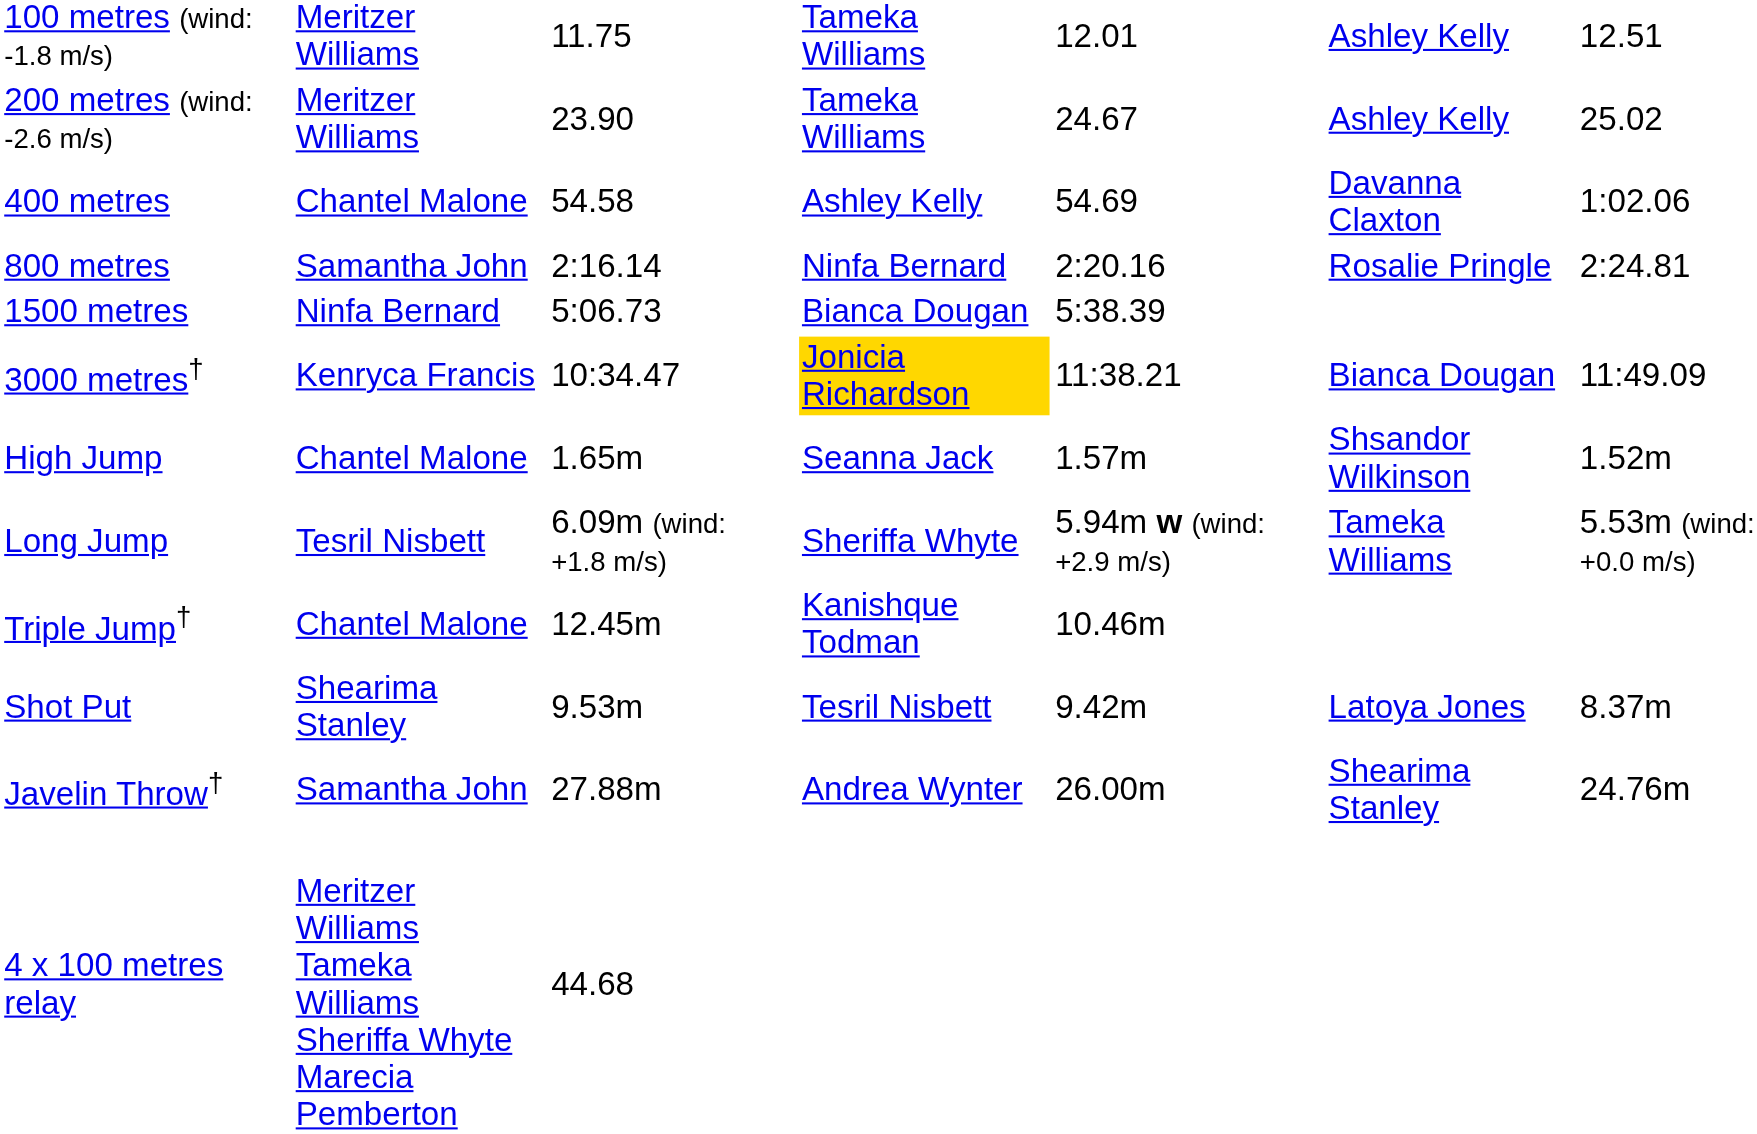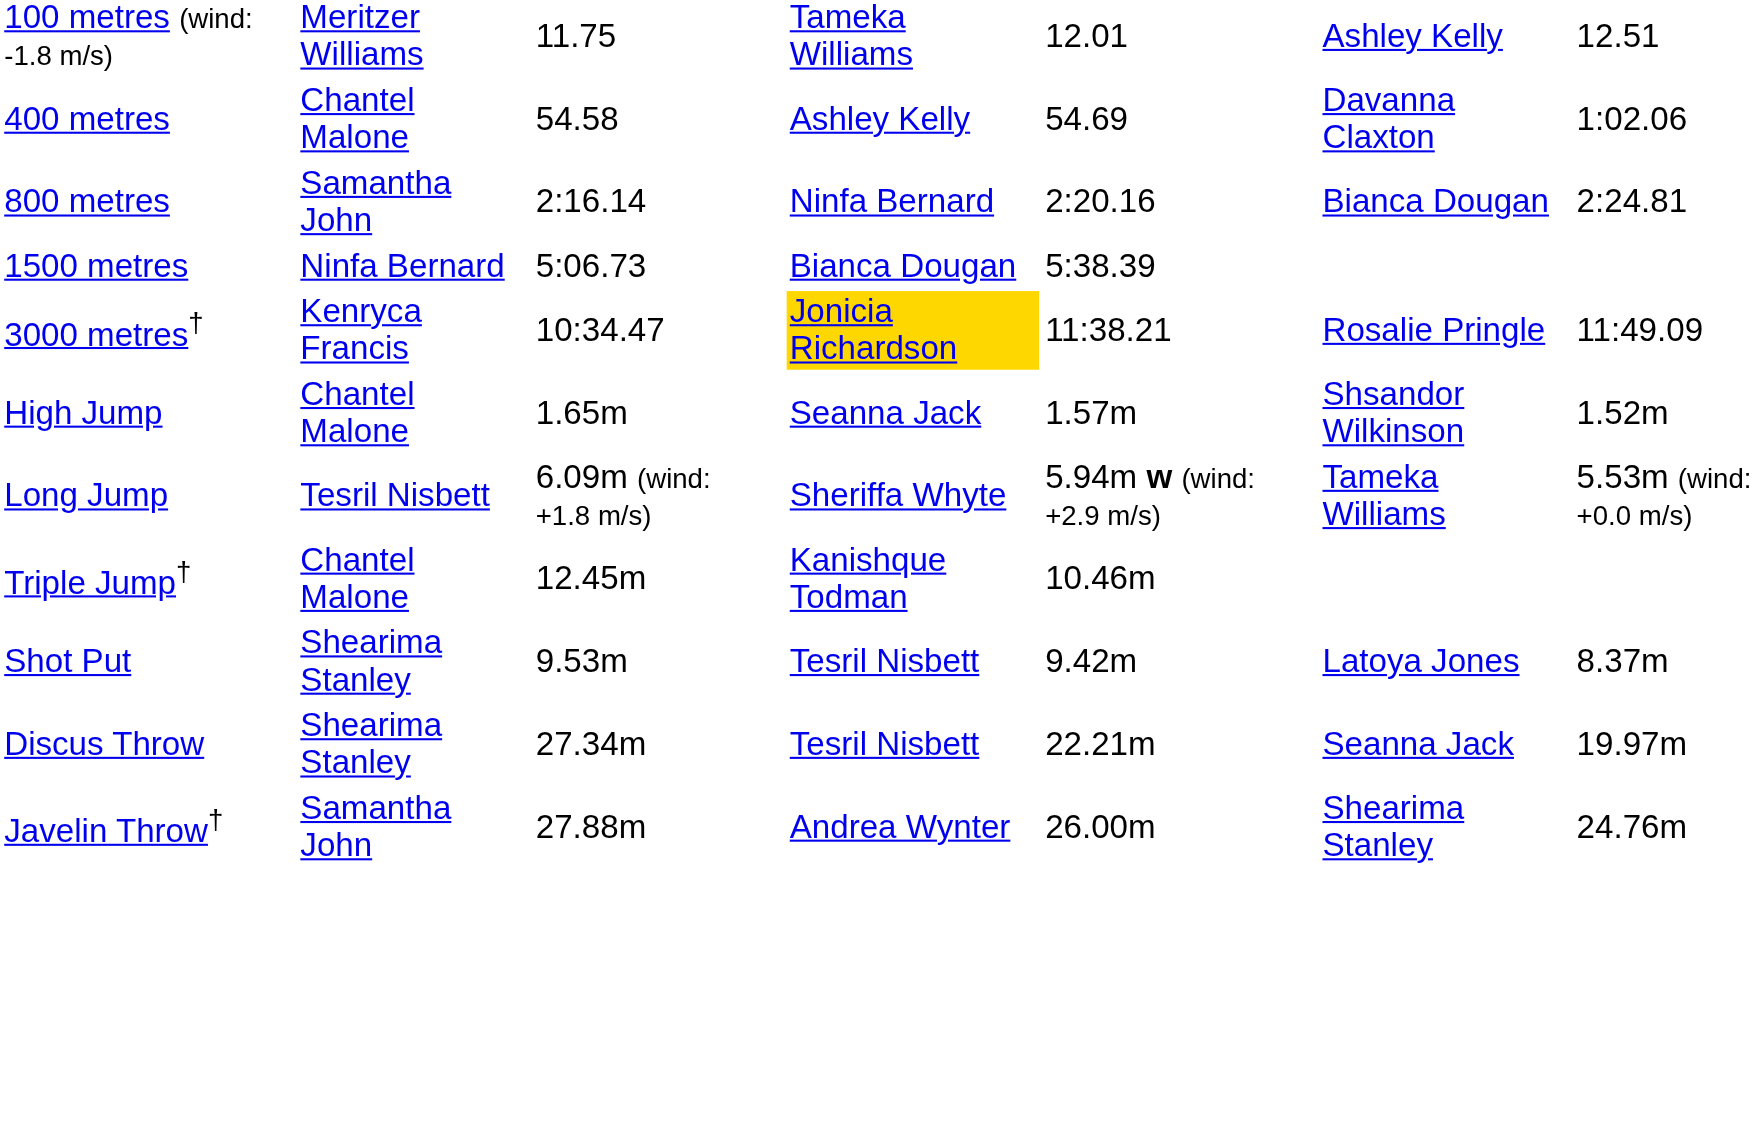- row: (128, 118)
(1440, 265) Rosalie Pringle -> (1436, 201) Bianca Dougan
(1442, 375) Bianca Dougan -> (1434, 329) Rosalie Pringle
+ row: (104, 743)
- row: (114, 983)
